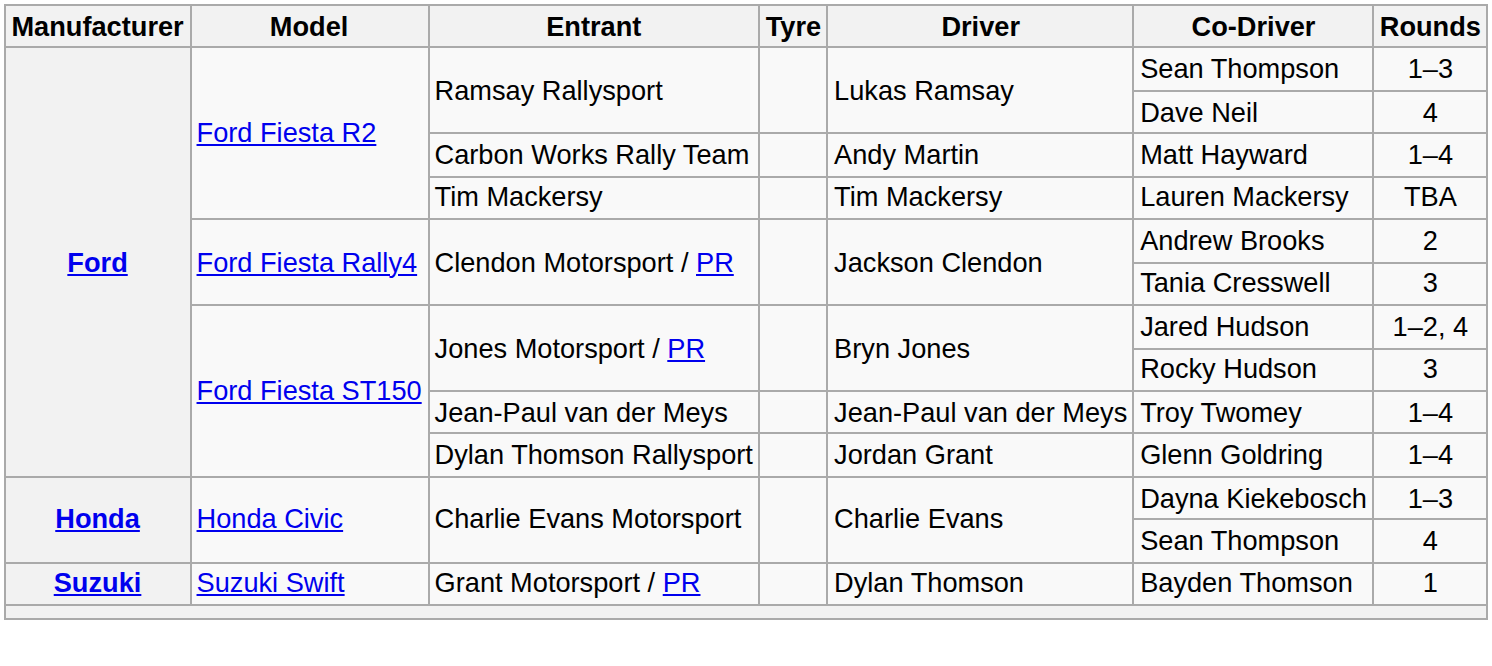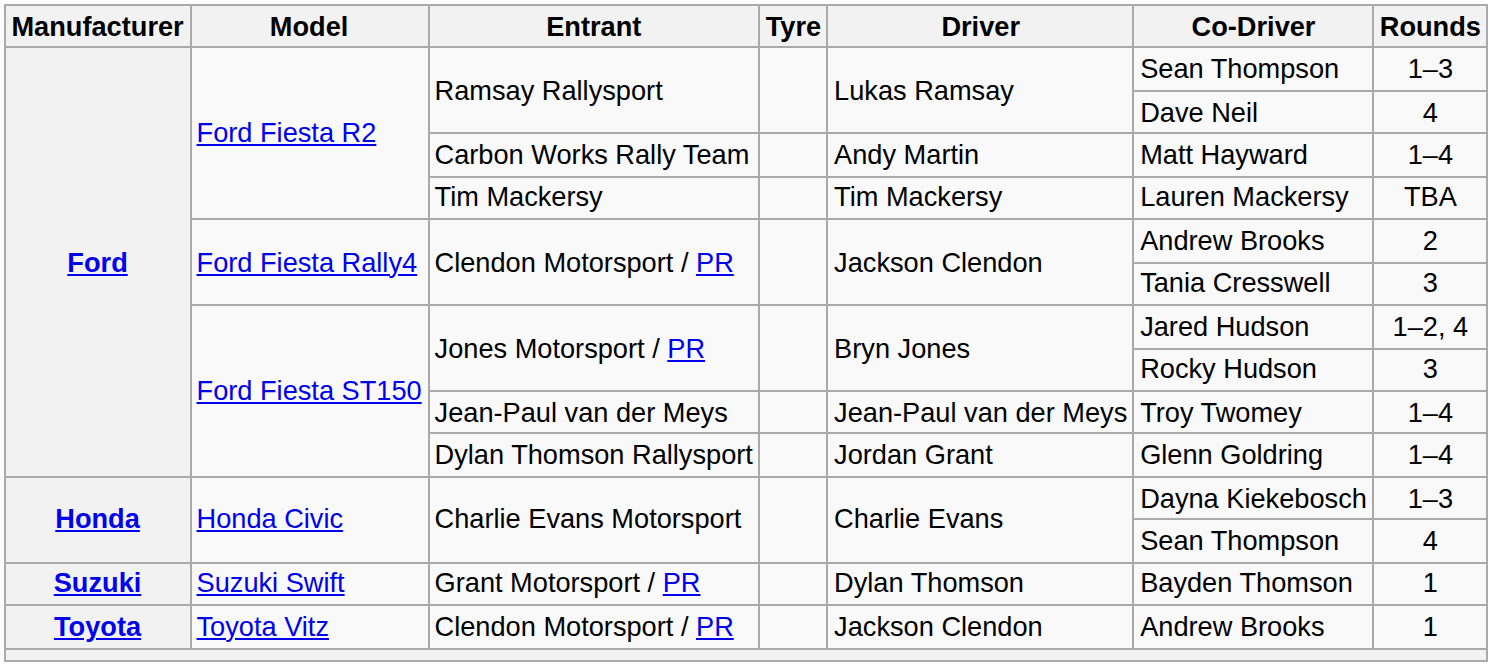+ row: (263, 626)
